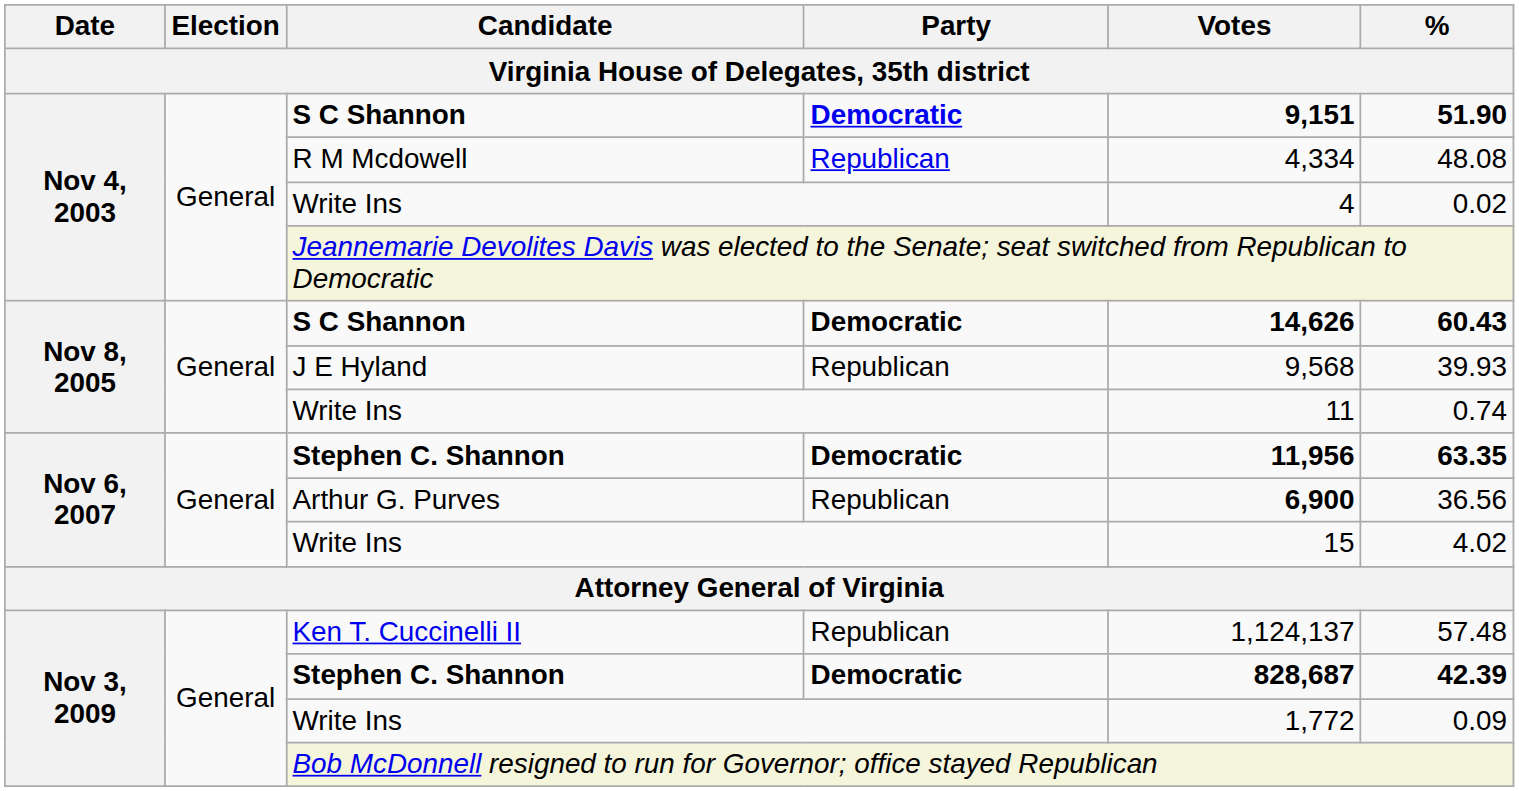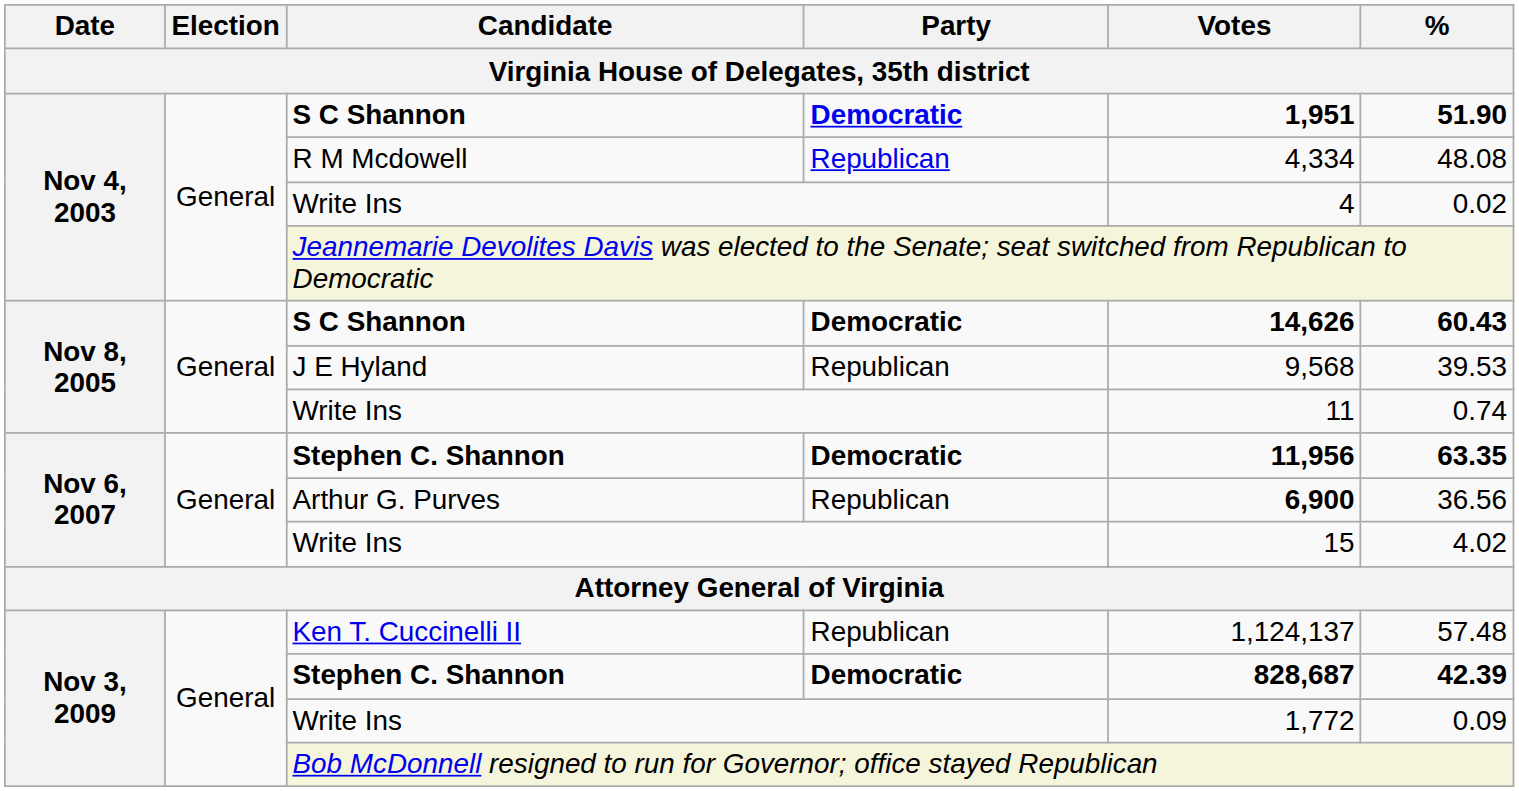(1320, 114) 9,151 -> (1320, 114) 1,951
(1472, 366) 39.93 -> (1472, 366) 39.53
